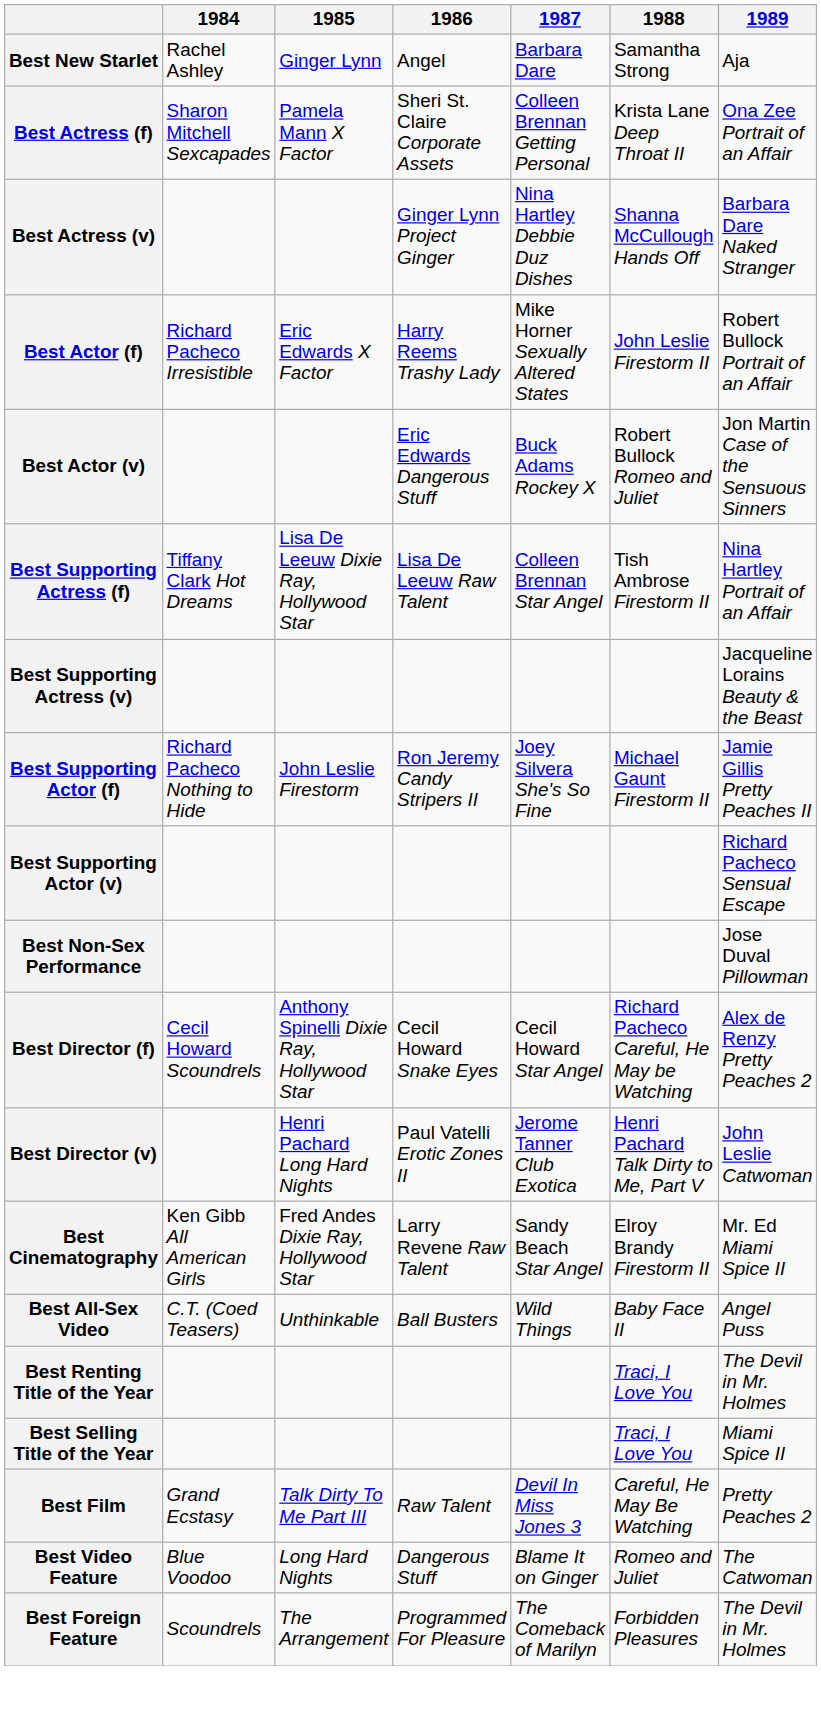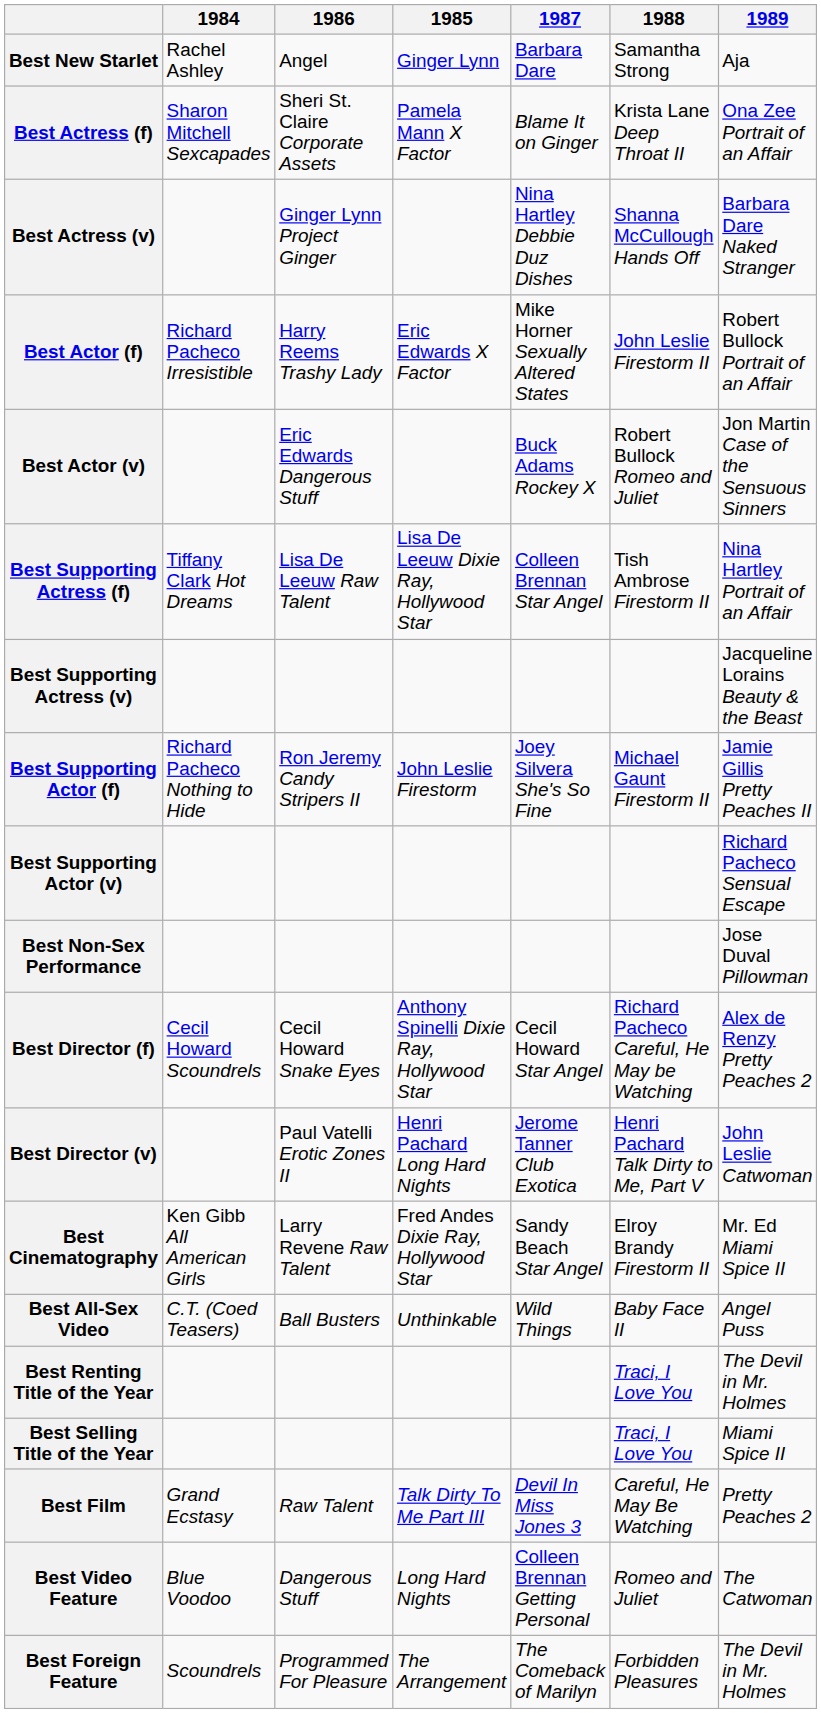columns swapped: (334, 19) <-> (452, 19)
(552, 132) Colleen Brennan Getting Personal -> (556, 132) Blame It on Ginger
(556, 1567) Blame It on Ginger -> (552, 1588) Colleen Brennan Getting Personal
